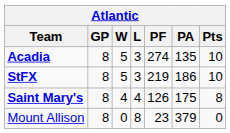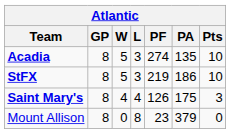(219, 97) 8 -> (219, 97) 3
